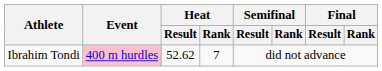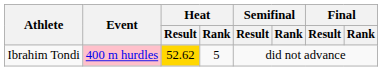(180, 56) no background -> (180, 56) gold background
(216, 56) 7 -> (216, 56) 5
